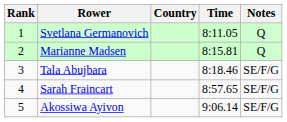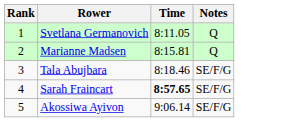- column: (175, 13)
(220, 88) normal -> (172, 88) bold
